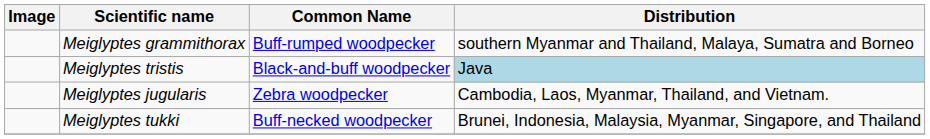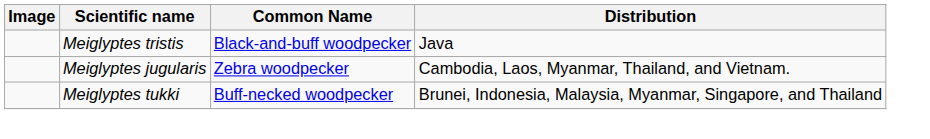- row: (154, 43)
(475, 69) lightblue background -> (436, 43) no background
